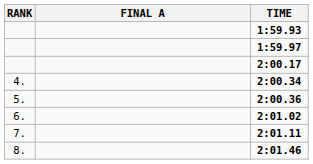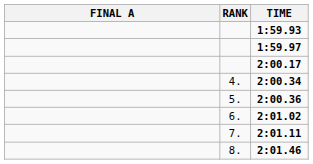columns swapped: (20, 13) <-> (143, 13)
